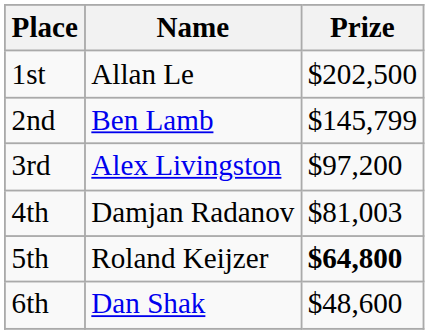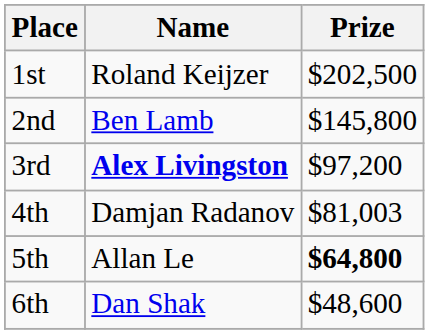(143, 73) Allan Le -> (180, 73) Roland Keijzer
(362, 119) $145,799 -> (362, 119) $145,800
(186, 166) normal -> (190, 166) bold
(180, 258) Roland Keijzer -> (143, 258) Allan Le
